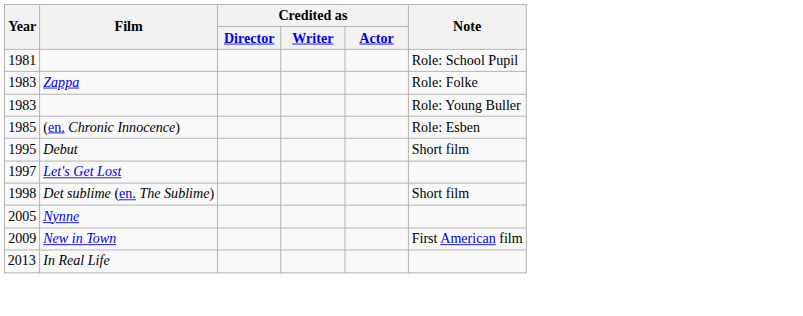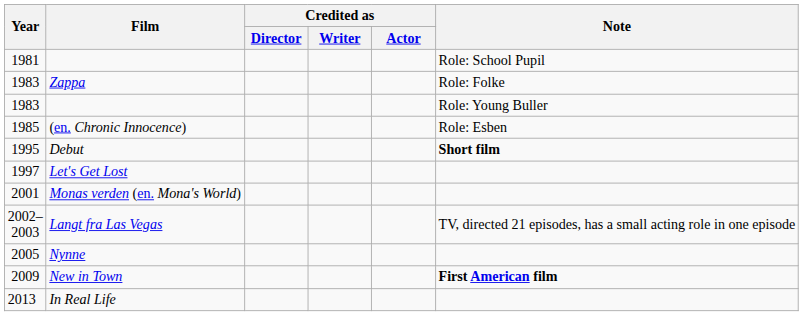(440, 149) normal -> (469, 149) bold
- row: (22, 194)
+ row: (25, 194)
+ row: (25, 224)
(467, 238) normal -> (498, 277) bold
